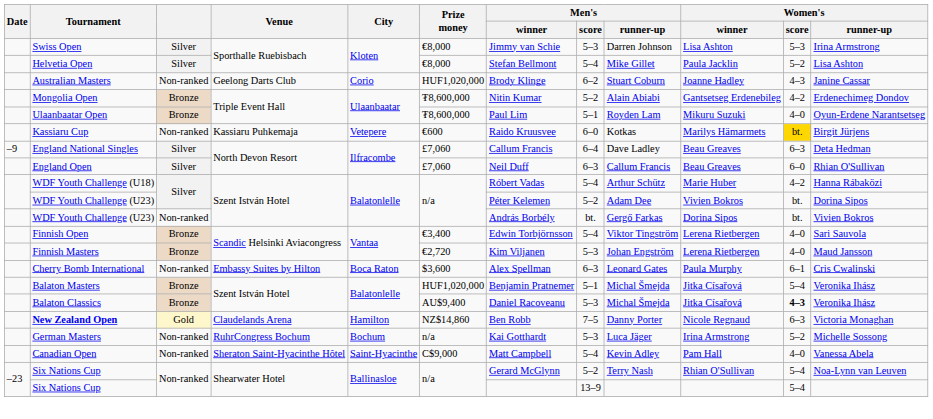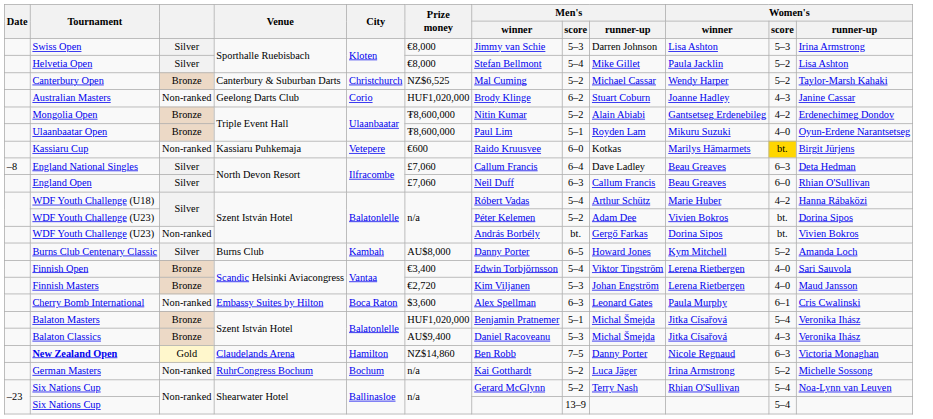+ row: (68, 80)
(12, 149) –9 -> (12, 166) –8
+ row: (95, 251)
(797, 302) bold -> (782, 336) normal
(591, 336) 5–3 -> (576, 370) 5–2
- row: (64, 353)
